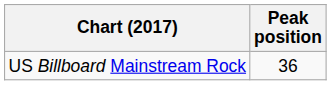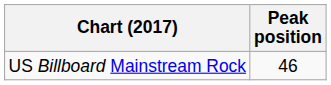(288, 65) 36 -> (288, 65) 46
